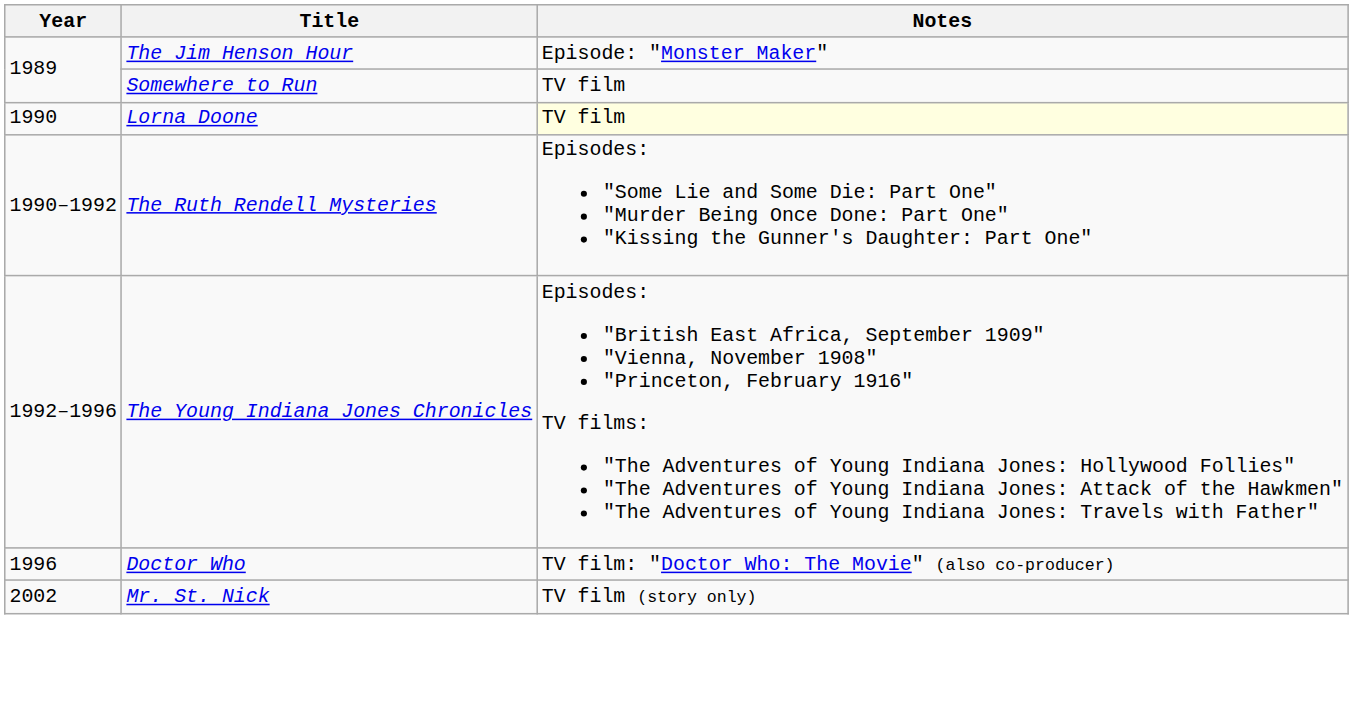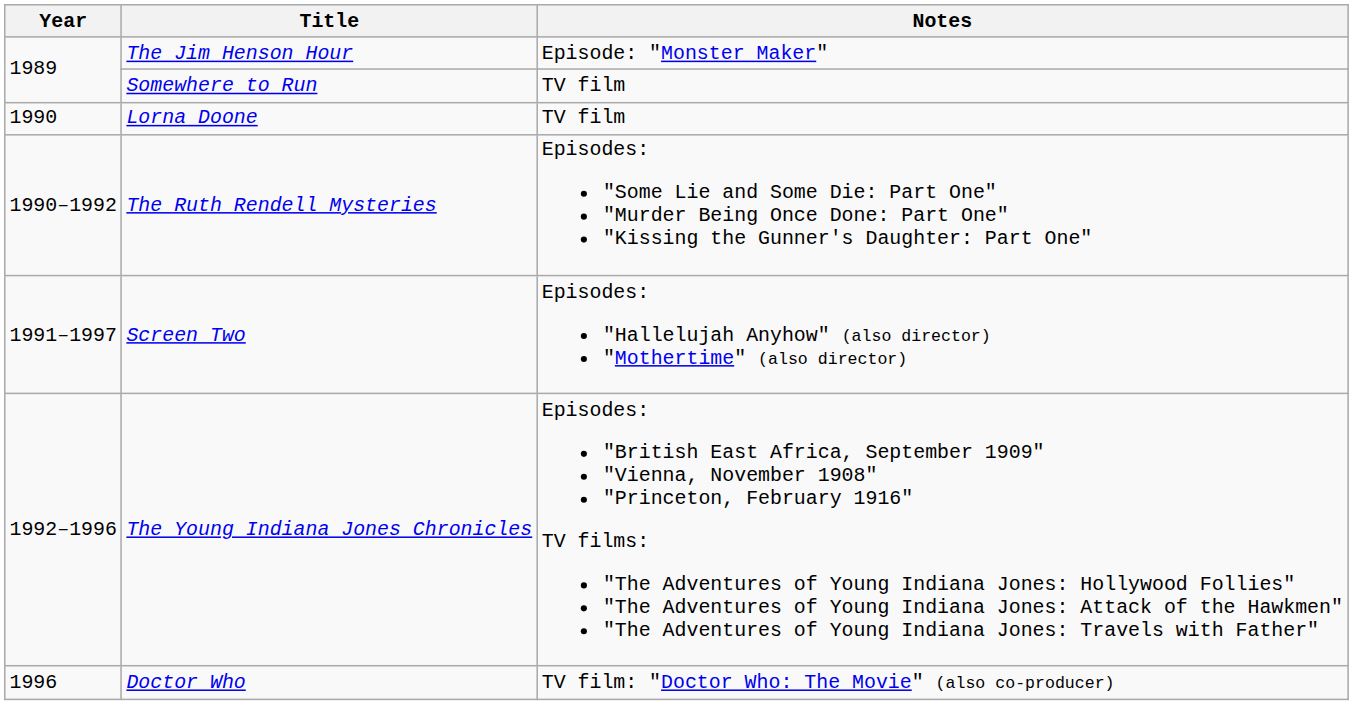(583, 118) lightyellow background -> (583, 118) no background
+ row: (186, 335)
- row: (198, 597)
